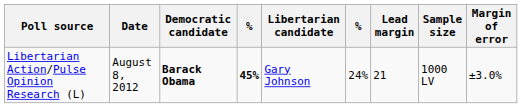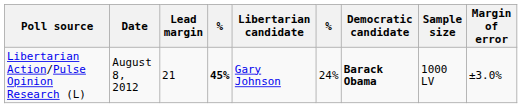columns swapped: (198, 26) <-> (395, 26)
